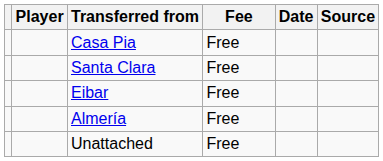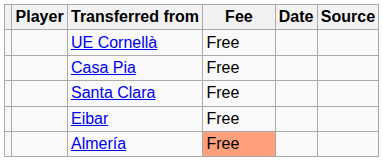+ row: (114, 42)
(223, 118) no background -> (223, 144) lightsalmon background
- row: (112, 144)
